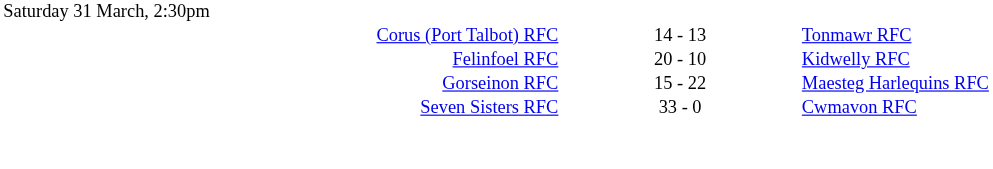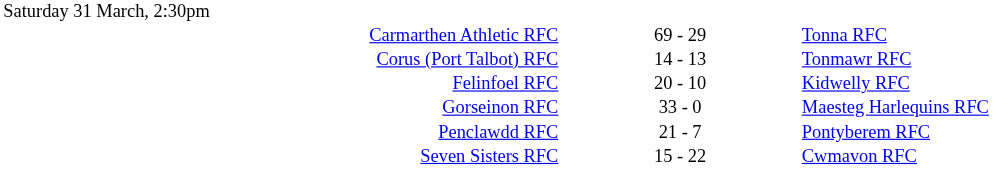+ row: (464, 35)
(680, 83) 15 - 22 -> (680, 107) 33 - 0
+ row: (498, 131)
(680, 107) 33 - 0 -> (680, 155) 15 - 22
